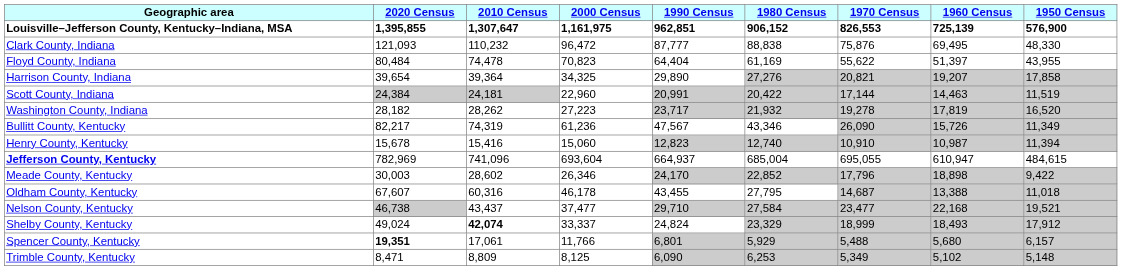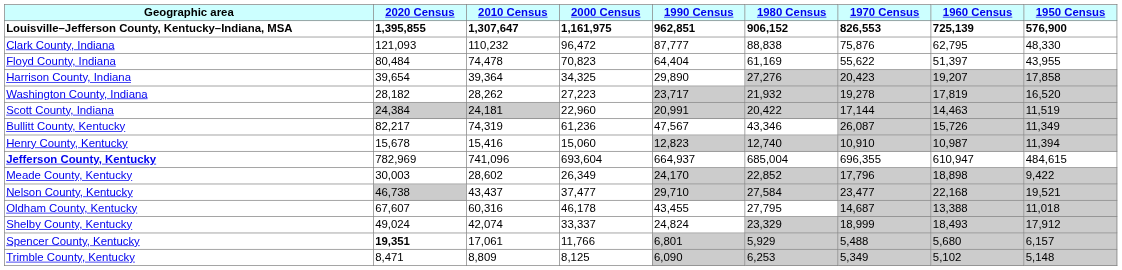(950, 45) 69,495 -> (950, 45) 62,795
(857, 77) 20,821 -> (857, 77) 20,423
rows swapped: (60, 94) <-> (77, 110)
(857, 126) 26,090 -> (857, 126) 26,087
(860, 159) 695,055 -> (860, 159) 696,355
(578, 175) 26,346 -> (578, 175) 26,349
rows swapped: (69, 208) <-> (72, 192)
(486, 224) bold -> (486, 224) normal
